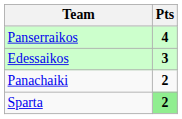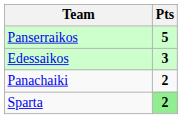(165, 37) 4 -> (165, 37) 5
